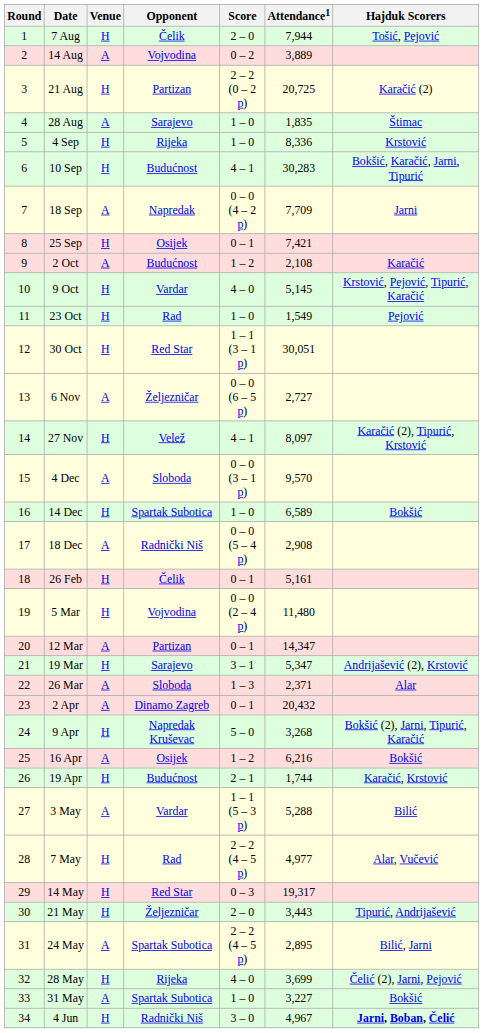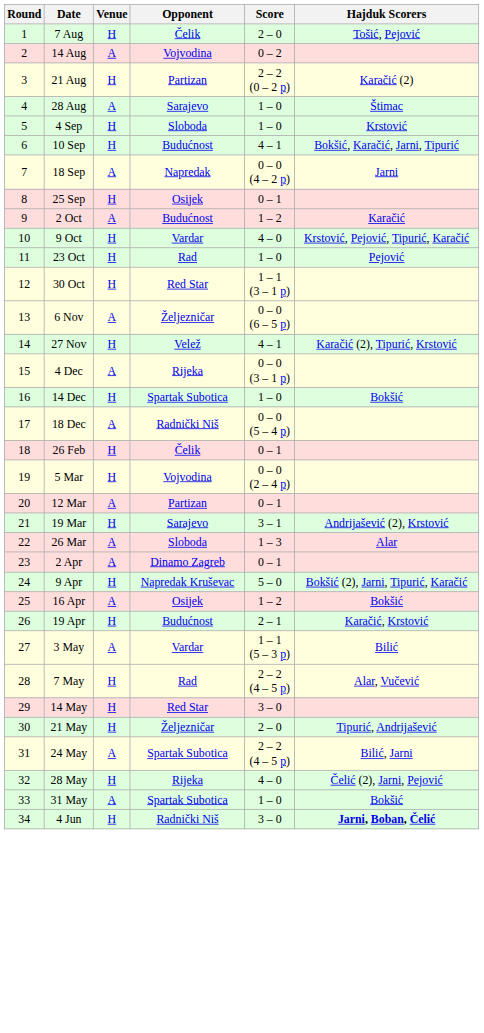- column: (299, 15)
(172, 142) Rijeka -> (188, 126) Sloboda
(172, 478) Sloboda -> (188, 370) Rijeka
(242, 892) 0 – 3 -> (270, 707) 3 – 0
